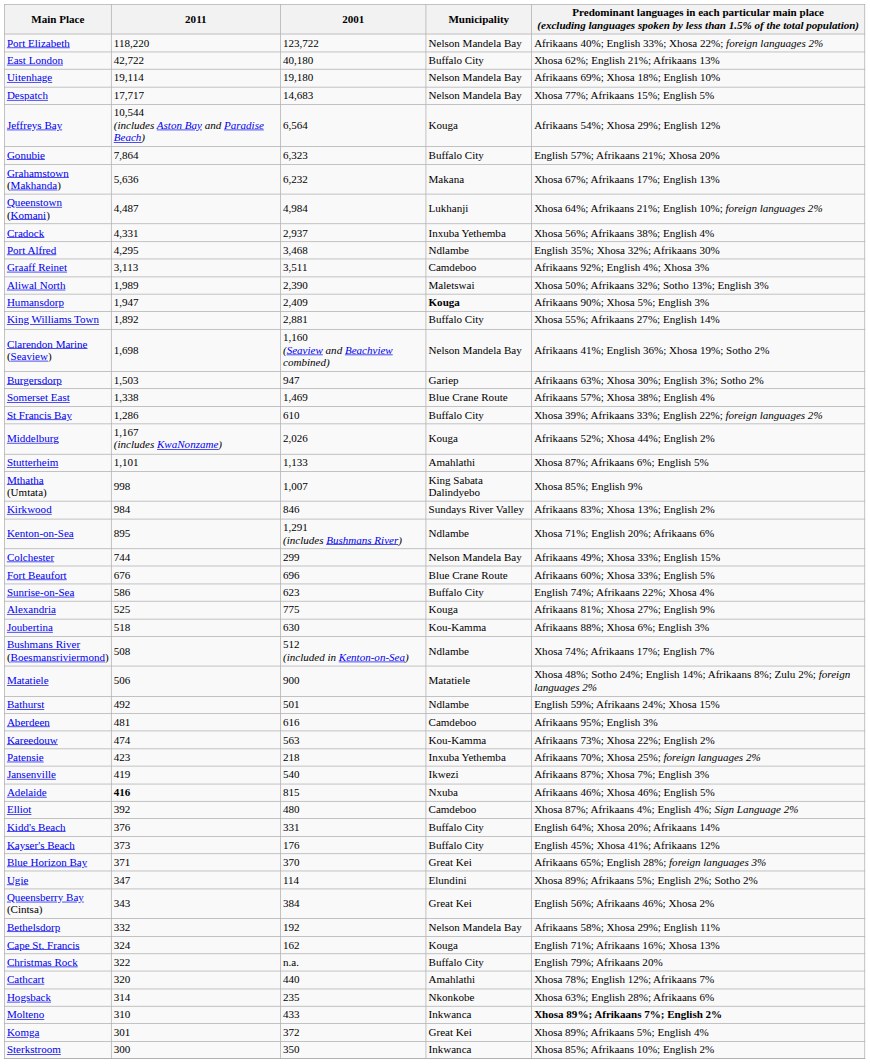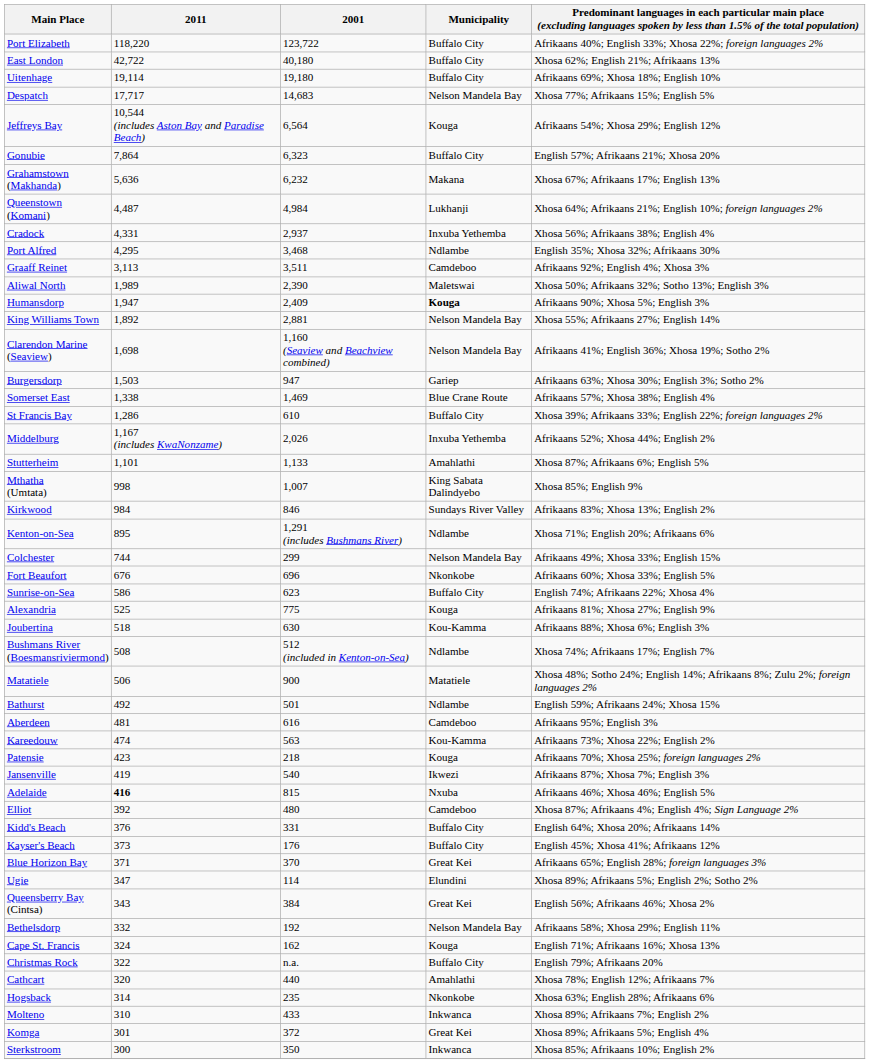(475, 43) Nelson Mandela Bay -> (456, 43) Buffalo City
(475, 78) Nelson Mandela Bay -> (456, 78) Buffalo City
(456, 320) Buffalo City -> (475, 320) Nelson Mandela Bay
(443, 439) Kouga -> (467, 439) Inxuba Yethemba
(468, 575) Blue Crane Route -> (452, 575) Nkonkobe
(467, 757) Inxuba Yethemba -> (443, 757) Kouga
(628, 1015) bold -> (621, 1015) normal
